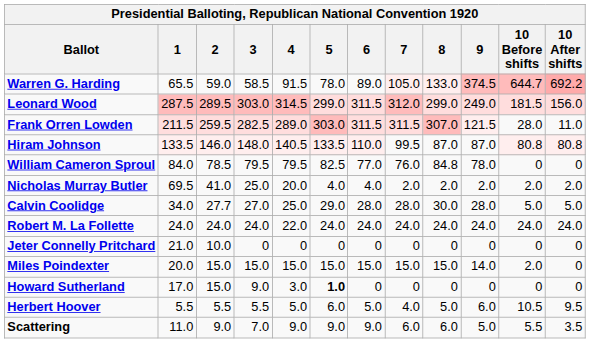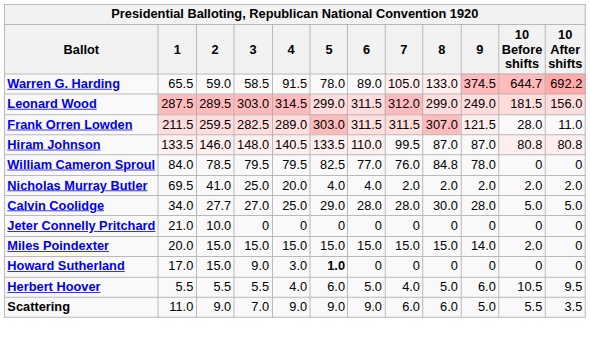- row: (71, 226)
(298, 307) 5.0 -> (298, 287) 4.0
